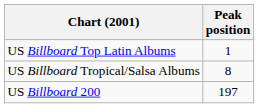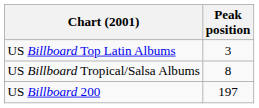(228, 50) 1 -> (228, 50) 3
